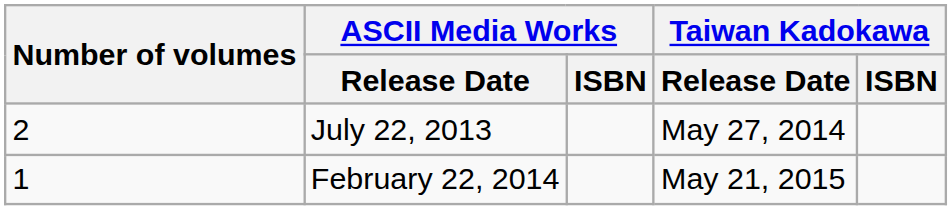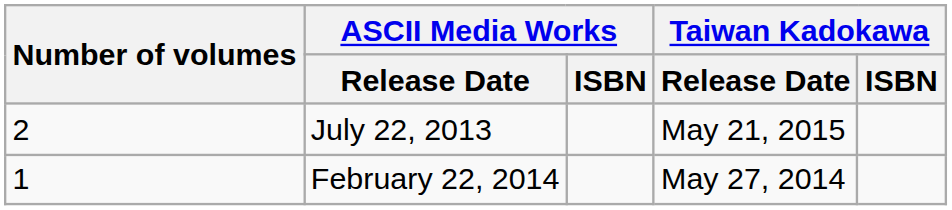(753, 129) May 27, 2014 -> (753, 129) May 21, 2015
(753, 179) May 21, 2015 -> (753, 179) May 27, 2014
